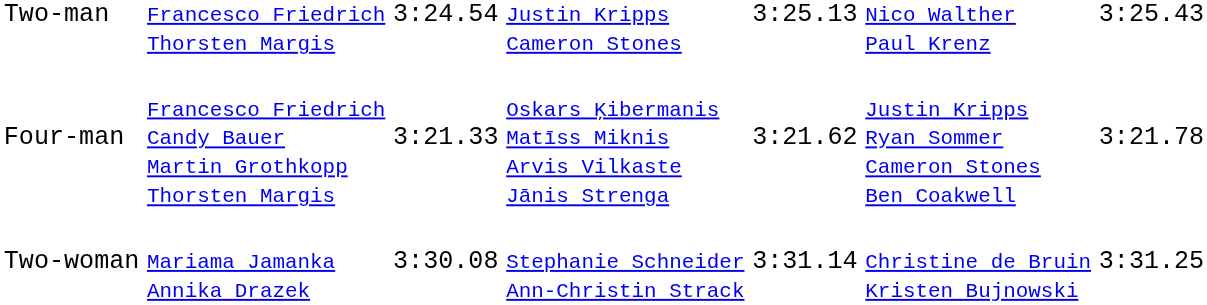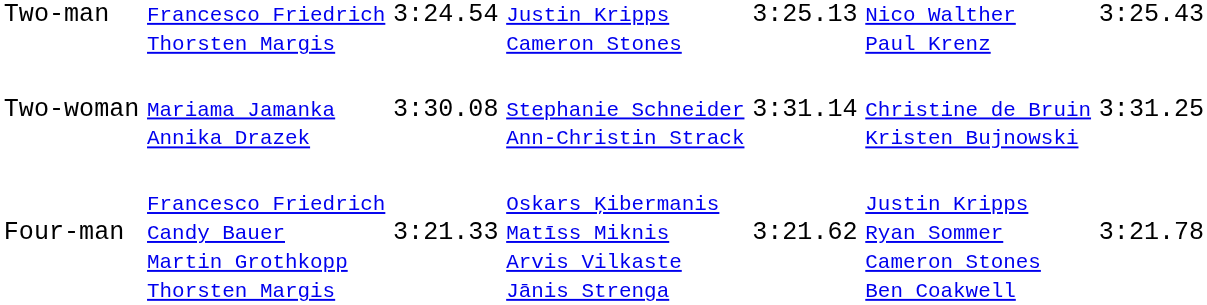rows swapped: (72, 261) <-> (64, 138)
